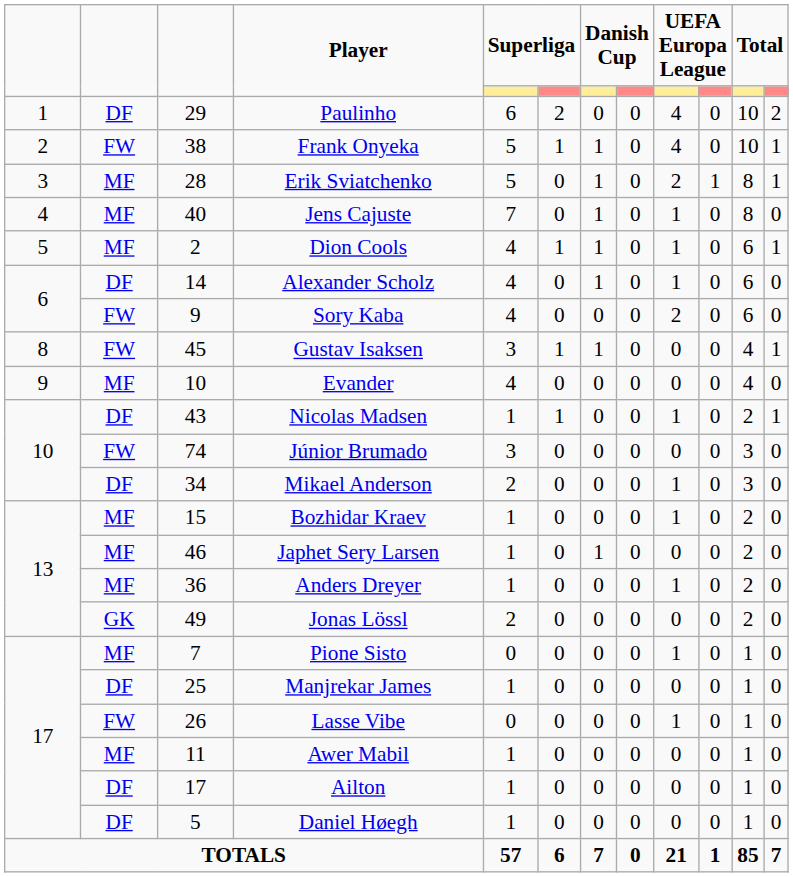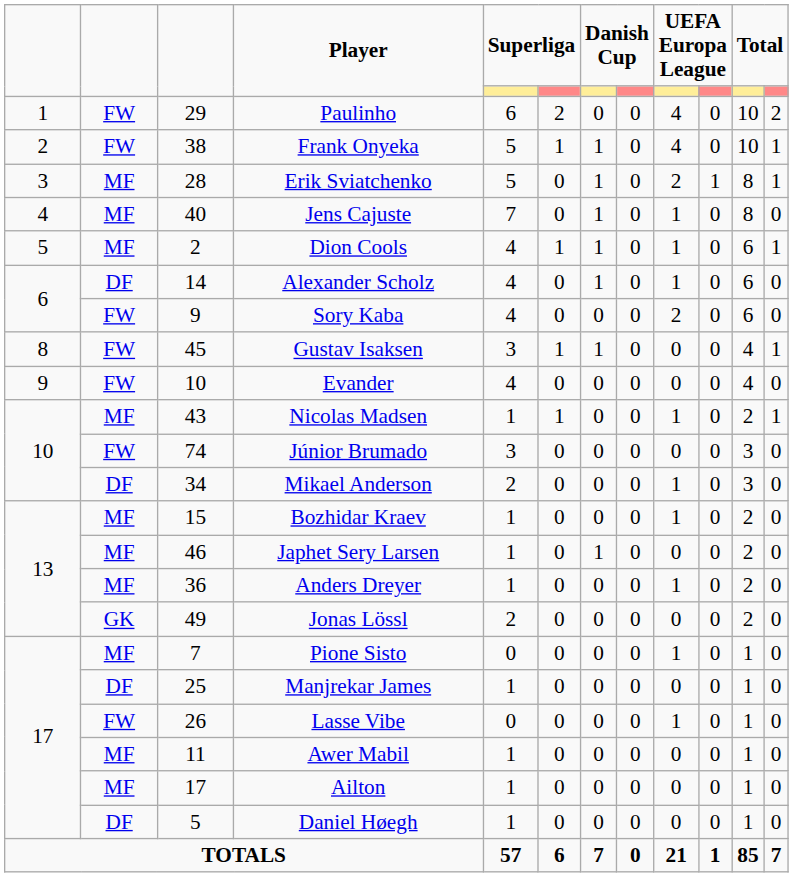(119, 112) DF -> (119, 112) FW
(119, 382) MF -> (119, 382) FW
(119, 416) DF -> (119, 416) MF
(119, 787) DF -> (119, 787) MF
